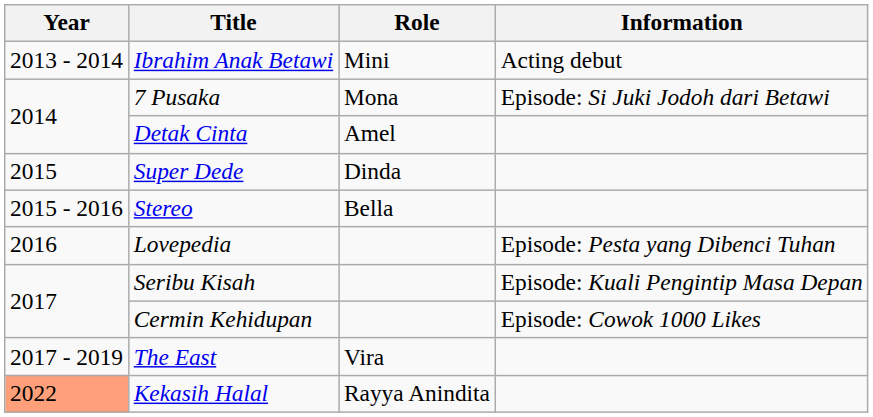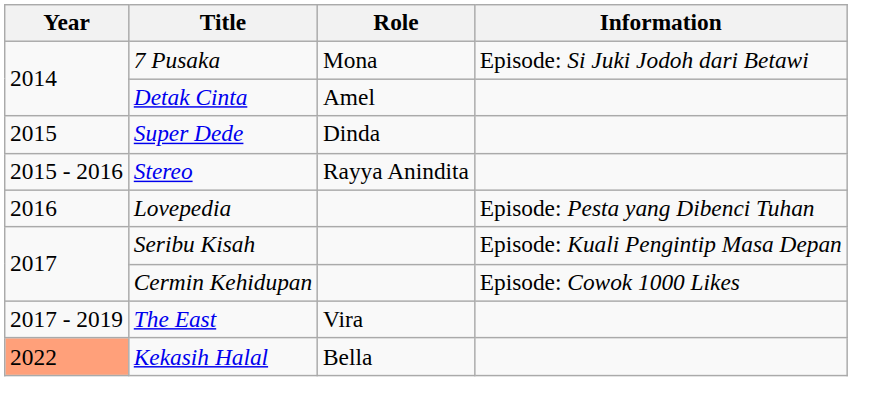- row: (233, 60)
(369, 208) Bella -> (396, 171) Rayya Anindita
(417, 393) Rayya Anindita -> (348, 356) Bella
